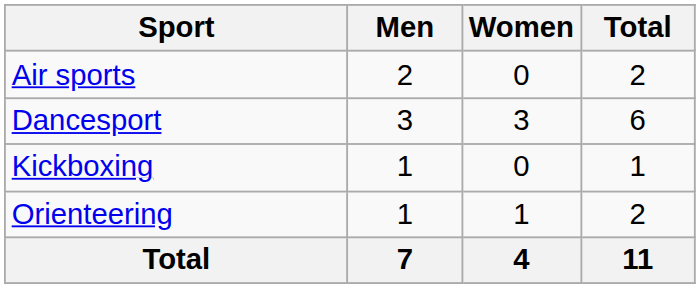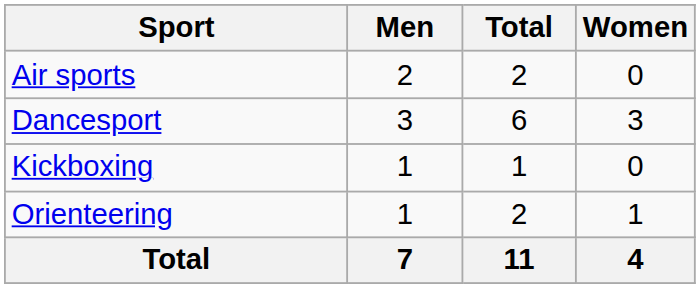columns swapped: (521, 27) <-> (638, 27)
